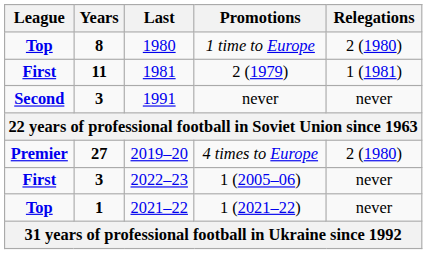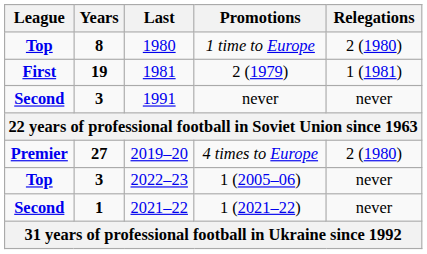(99, 72) 11 -> (99, 72) 19
(39, 180) First -> (39, 180) Top
(39, 207) Top -> (39, 207) Second
